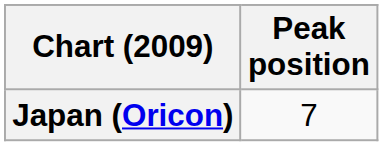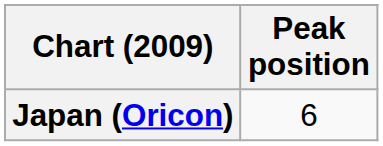(309, 114) 7 -> (309, 114) 6
